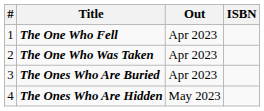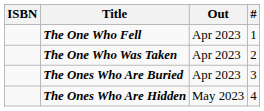columns swapped: (11, 14) <-> (242, 14)
